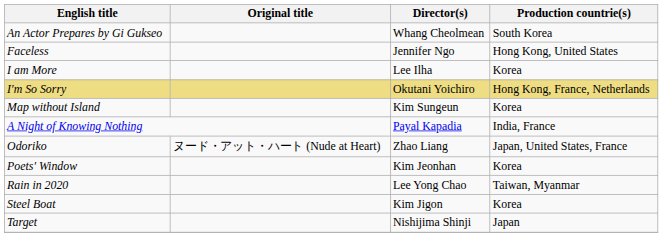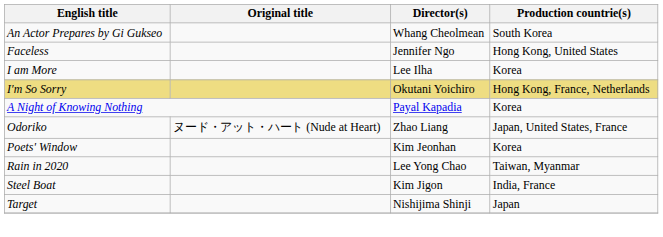- row: (53, 107)
(524, 126) India, France -> (507, 107) Korea
(507, 203) Korea -> (524, 185) India, France
